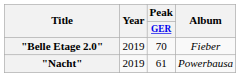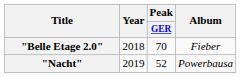(133, 46) 2019 -> (133, 46) 2018
(161, 63) 61 -> (161, 63) 52
